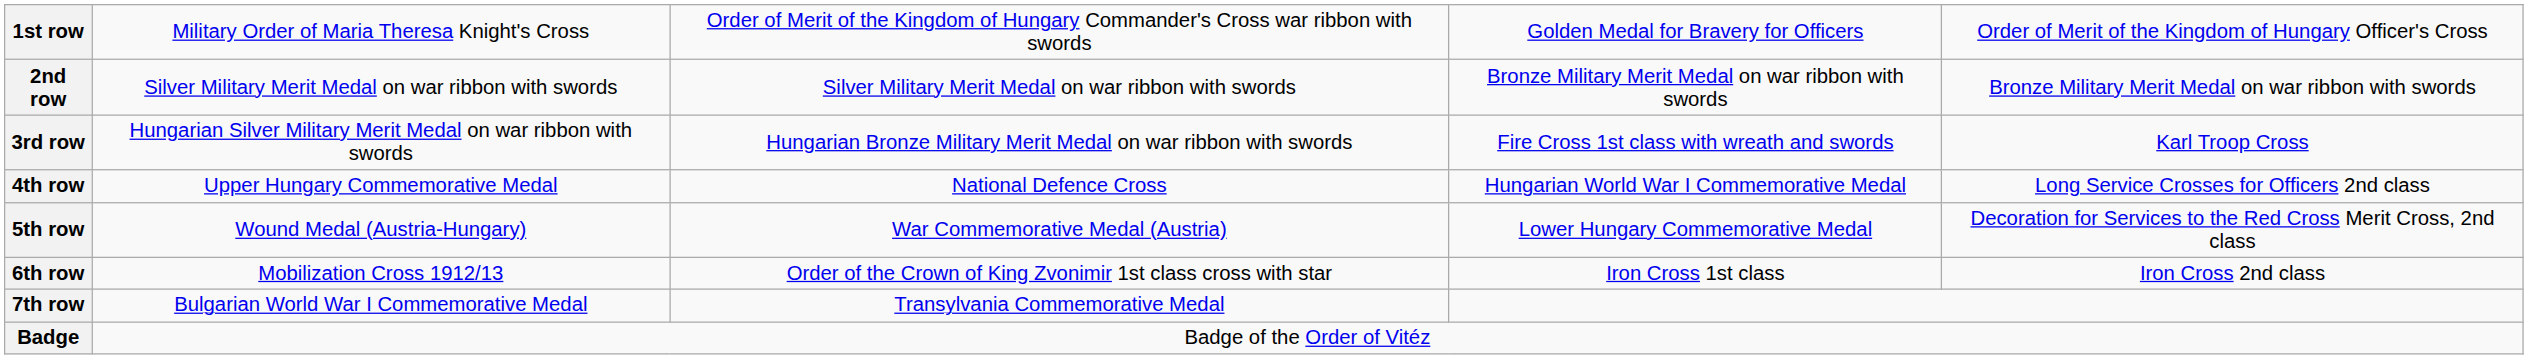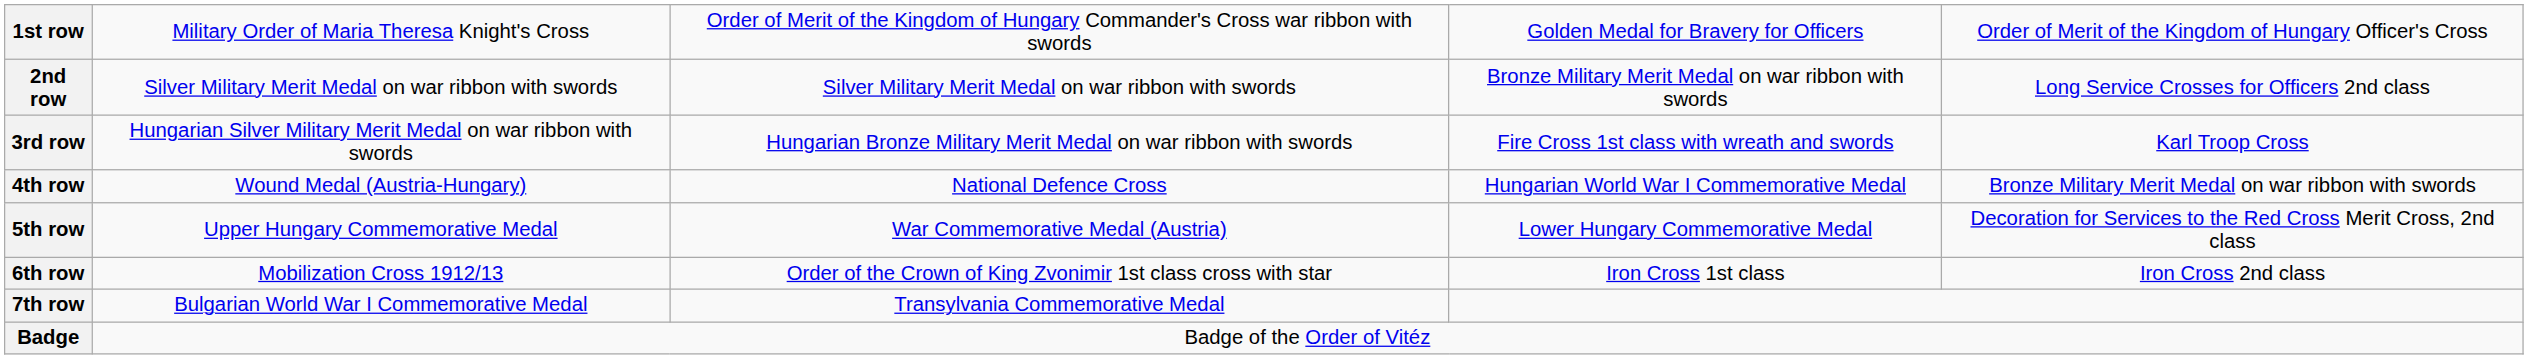(2232, 87) Bronze Military Merit Medal on war ribbon with swords -> (2232, 87) Long Service Crosses for Officers 2nd class
(381, 185) Upper Hungary Commemorative Medal -> (381, 185) Wound Medal (Austria-Hungary)
(2232, 185) Long Service Crosses for Officers 2nd class -> (2232, 185) Bronze Military Merit Medal on war ribbon with swords
(381, 229) Wound Medal (Austria-Hungary) -> (381, 229) Upper Hungary Commemorative Medal
